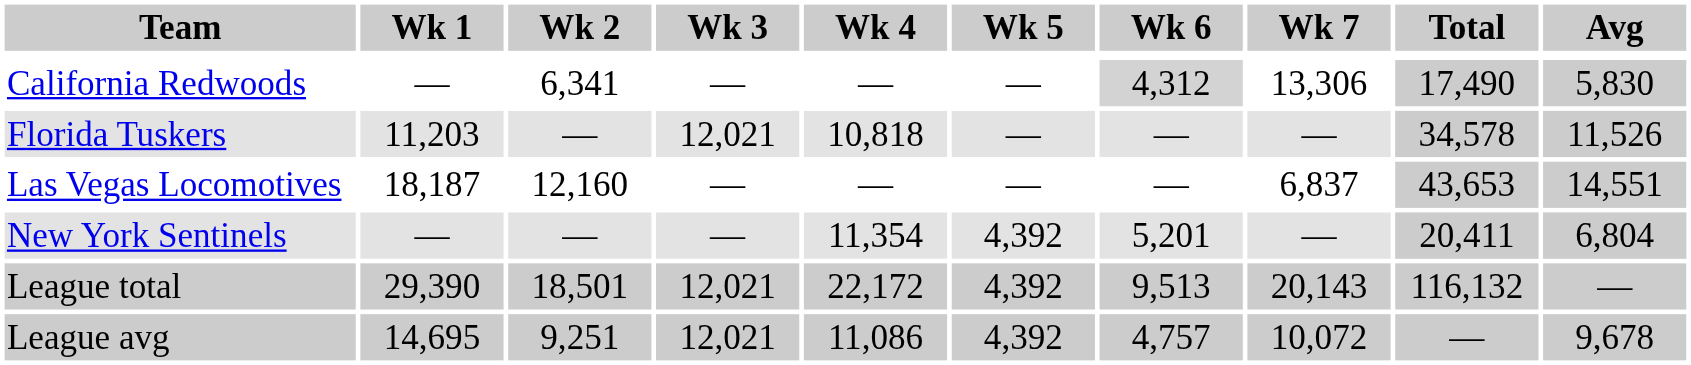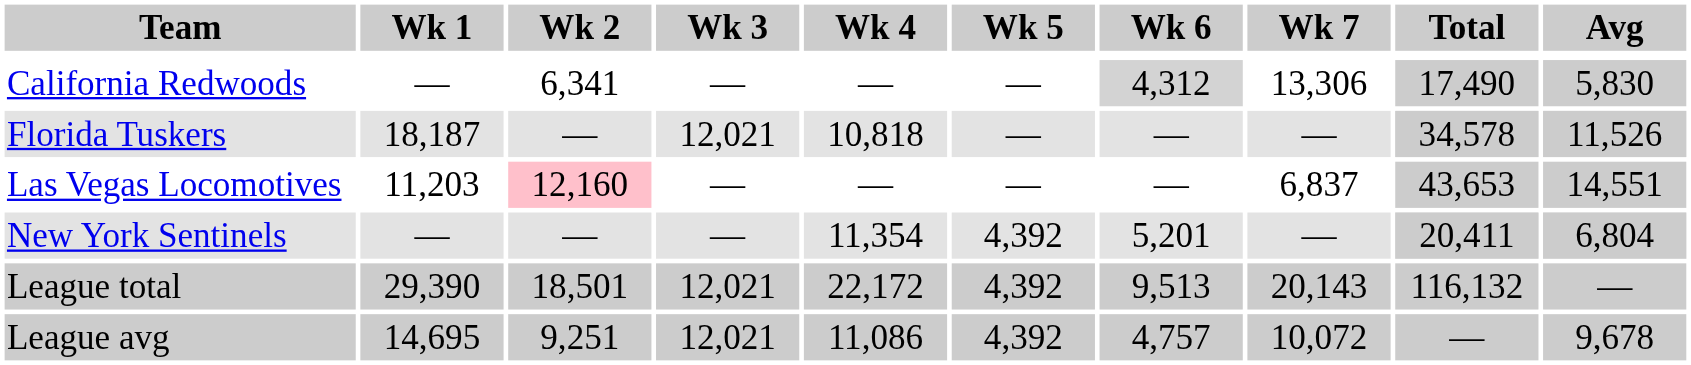(432, 133) 11,203 -> (432, 133) 18,187
(432, 184) 18,187 -> (432, 184) 11,203
(580, 184) no background -> (580, 184) pink background
